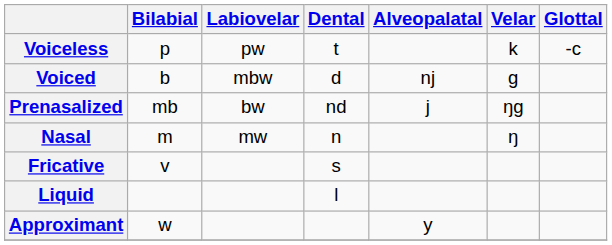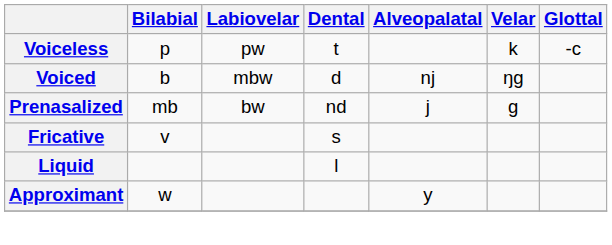(513, 78) g -> (513, 78) ŋg
(513, 107) ŋg -> (513, 107) g
- row: (66, 136)
